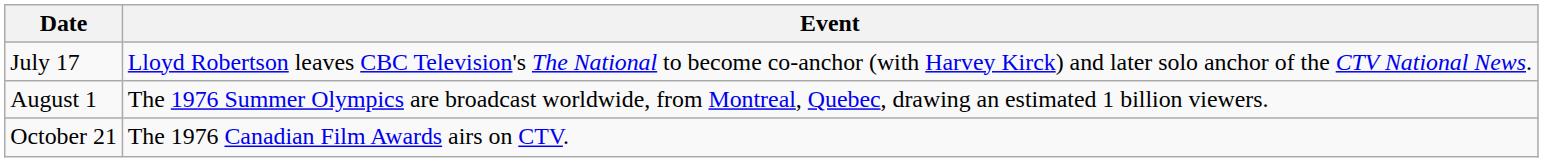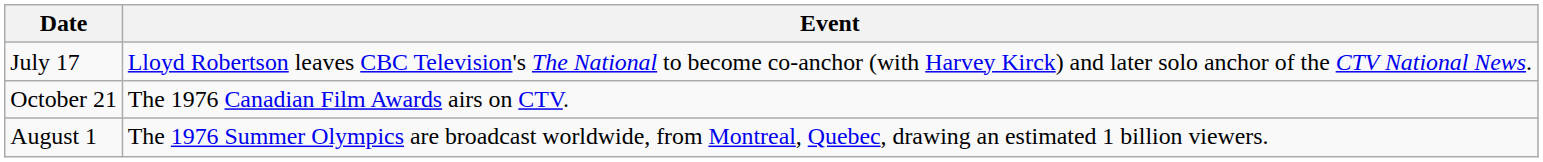rows swapped: (54, 99) <-> (64, 136)
